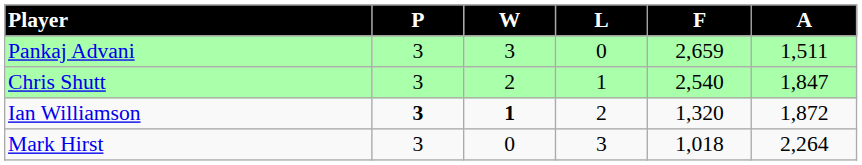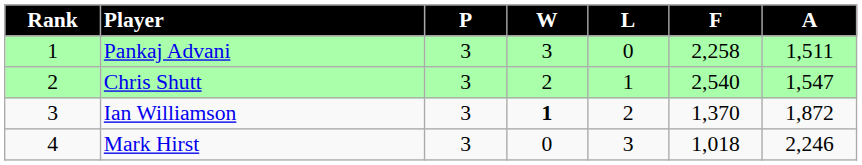+ column: (53, 20)
(700, 51) 2,659 -> (716, 51) 2,258
(804, 82) 1,847 -> (810, 82) 1,547
(418, 113) bold -> (466, 113) normal
(700, 113) 1,320 -> (716, 113) 1,370
(804, 144) 2,264 -> (810, 144) 2,246
